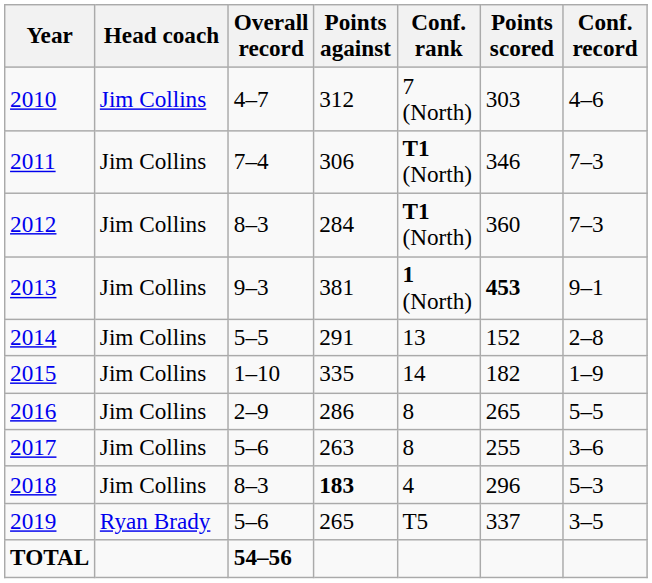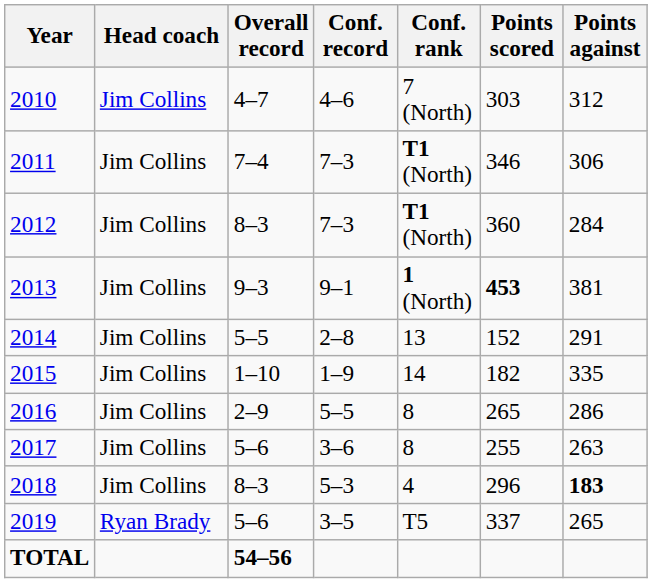columns swapped: (605, 35) <-> (355, 35)
